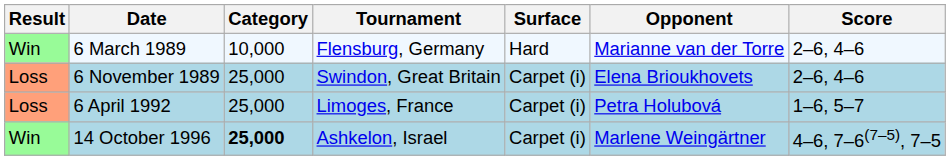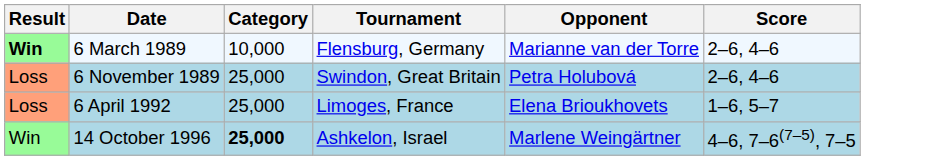- column: (547, 19)
(25, 48) normal -> (26, 48) bold
(674, 77) Elena Brioukhovets -> (573, 77) Petra Holubová
(658, 106) Petra Holubová -> (588, 106) Elena Brioukhovets
